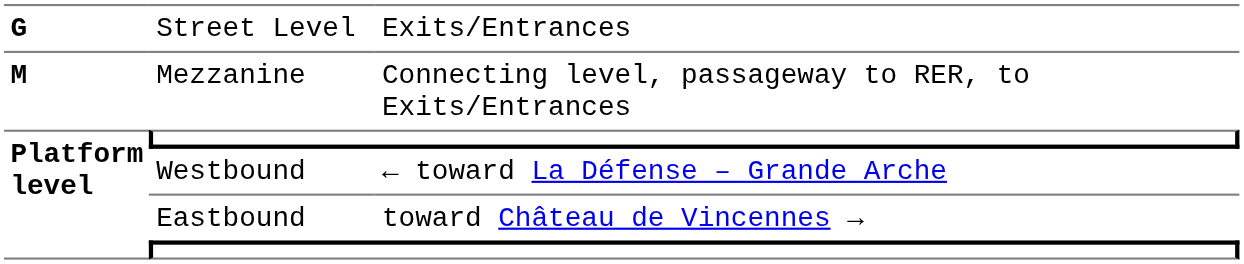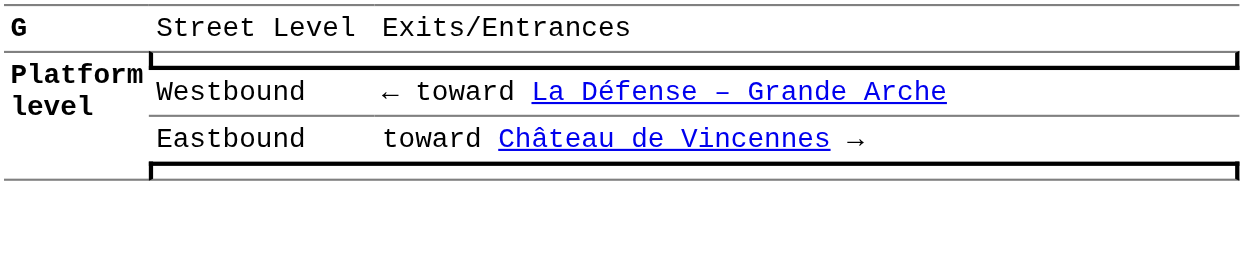- row: (231, 75)
